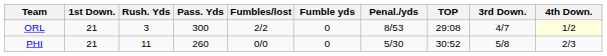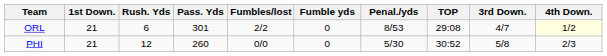(146, 28) 3 -> (146, 28) 6
(201, 28) 300 -> (201, 28) 301
(146, 43) 11 -> (146, 43) 12
